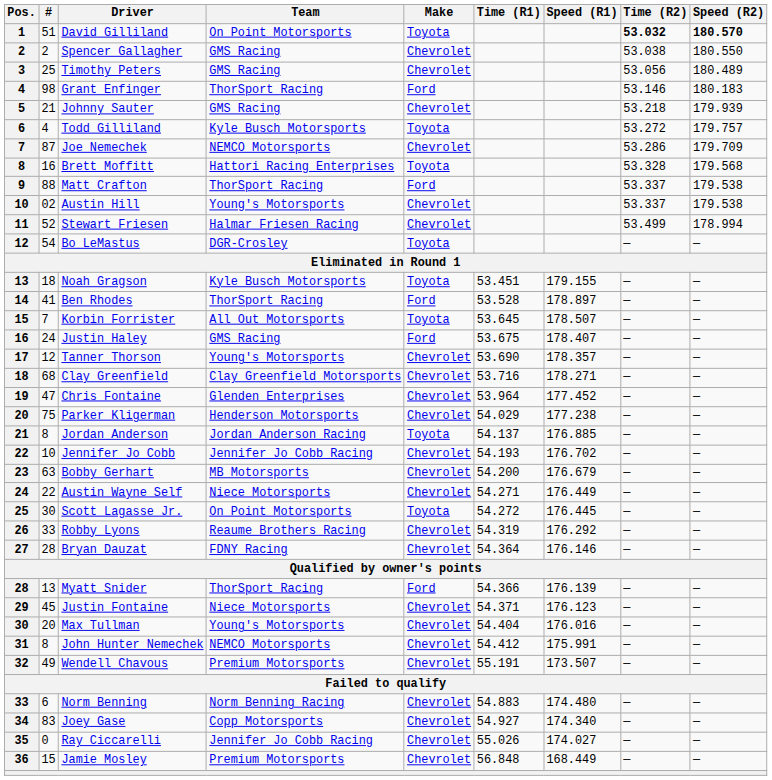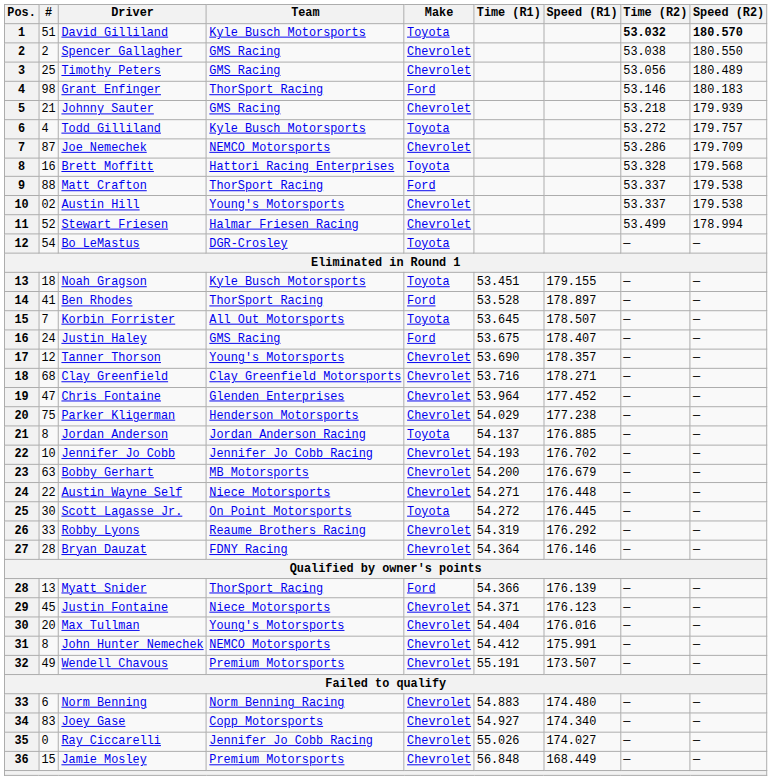(280, 34) On Point Motorsports -> (288, 34) Kyle Busch Motorsports
(571, 493) 176.449 -> (571, 493) 176.448
